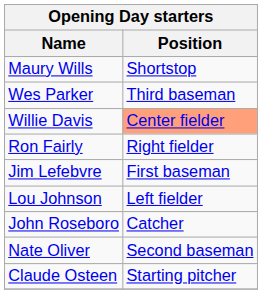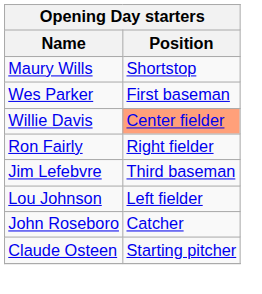(181, 95) Third baseman -> (178, 95) First baseman
(178, 172) First baseman -> (181, 172) Third baseman
- row: (49, 250)
